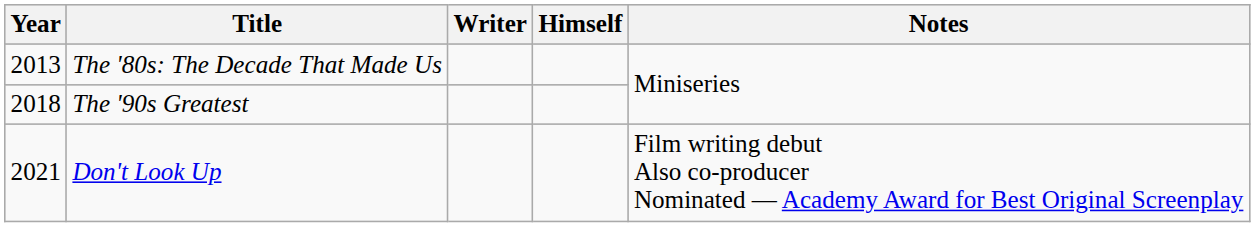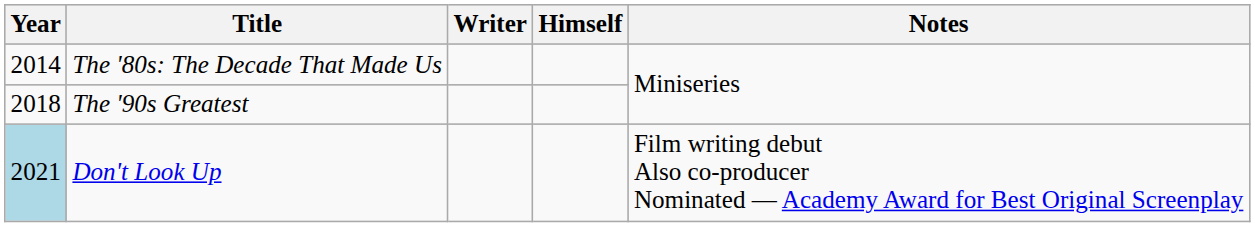(36, 64) 2013 -> (36, 64) 2014
(36, 172) no background -> (36, 172) lightblue background
